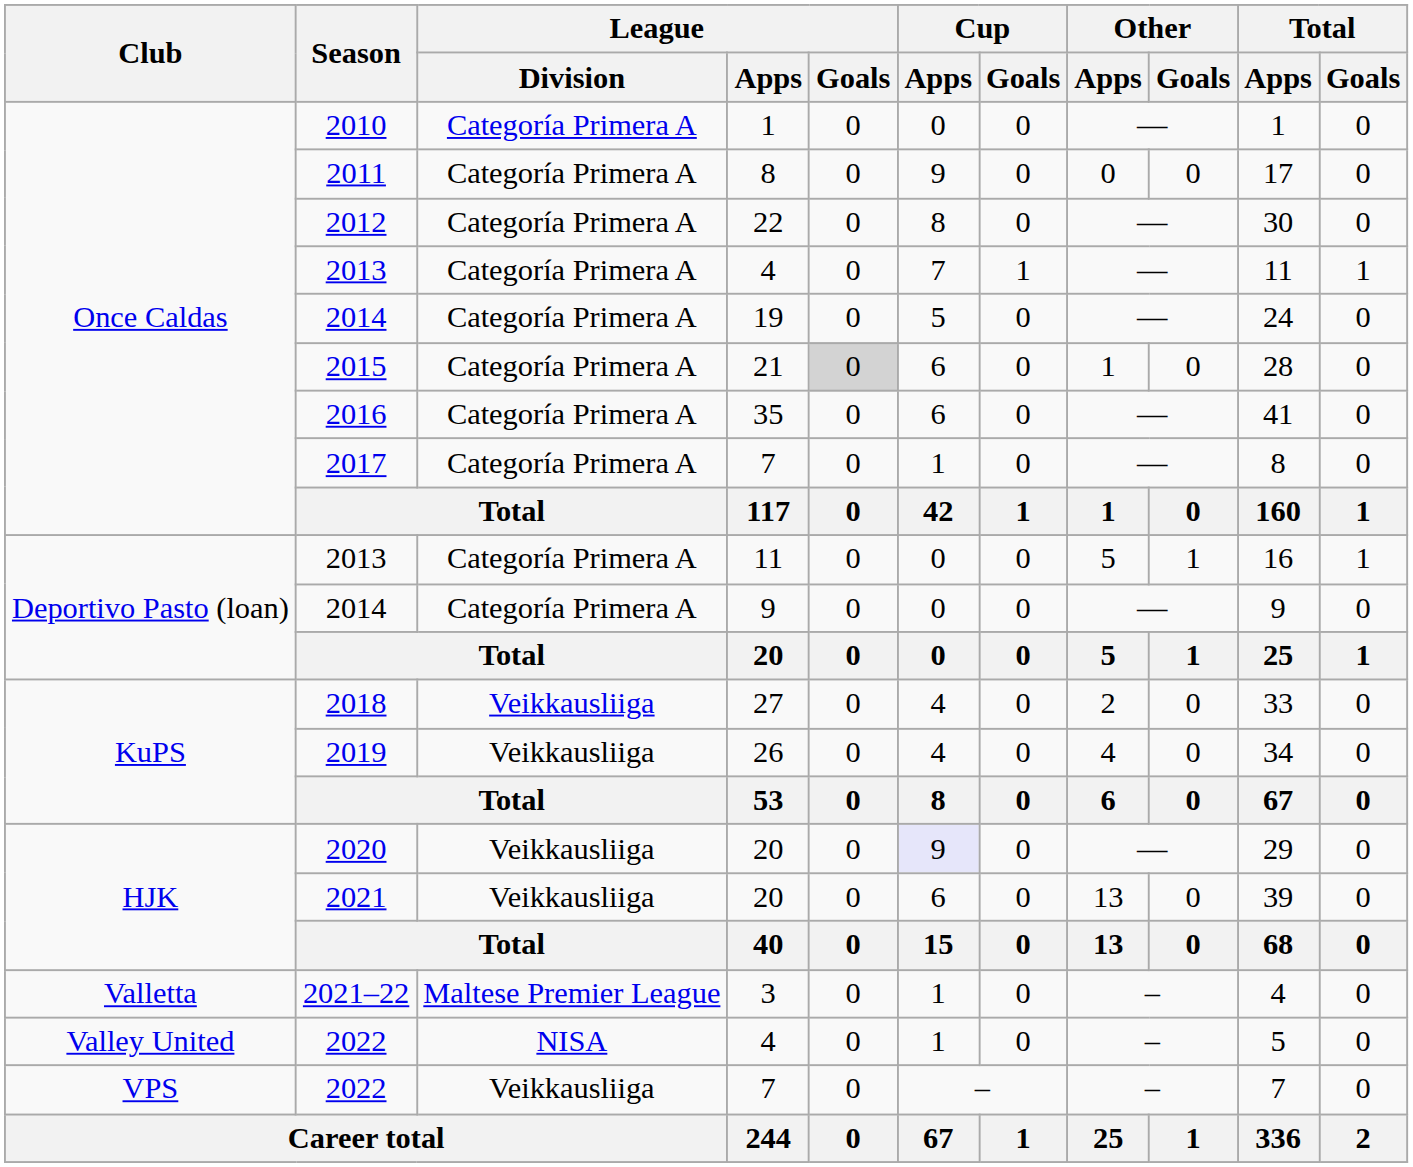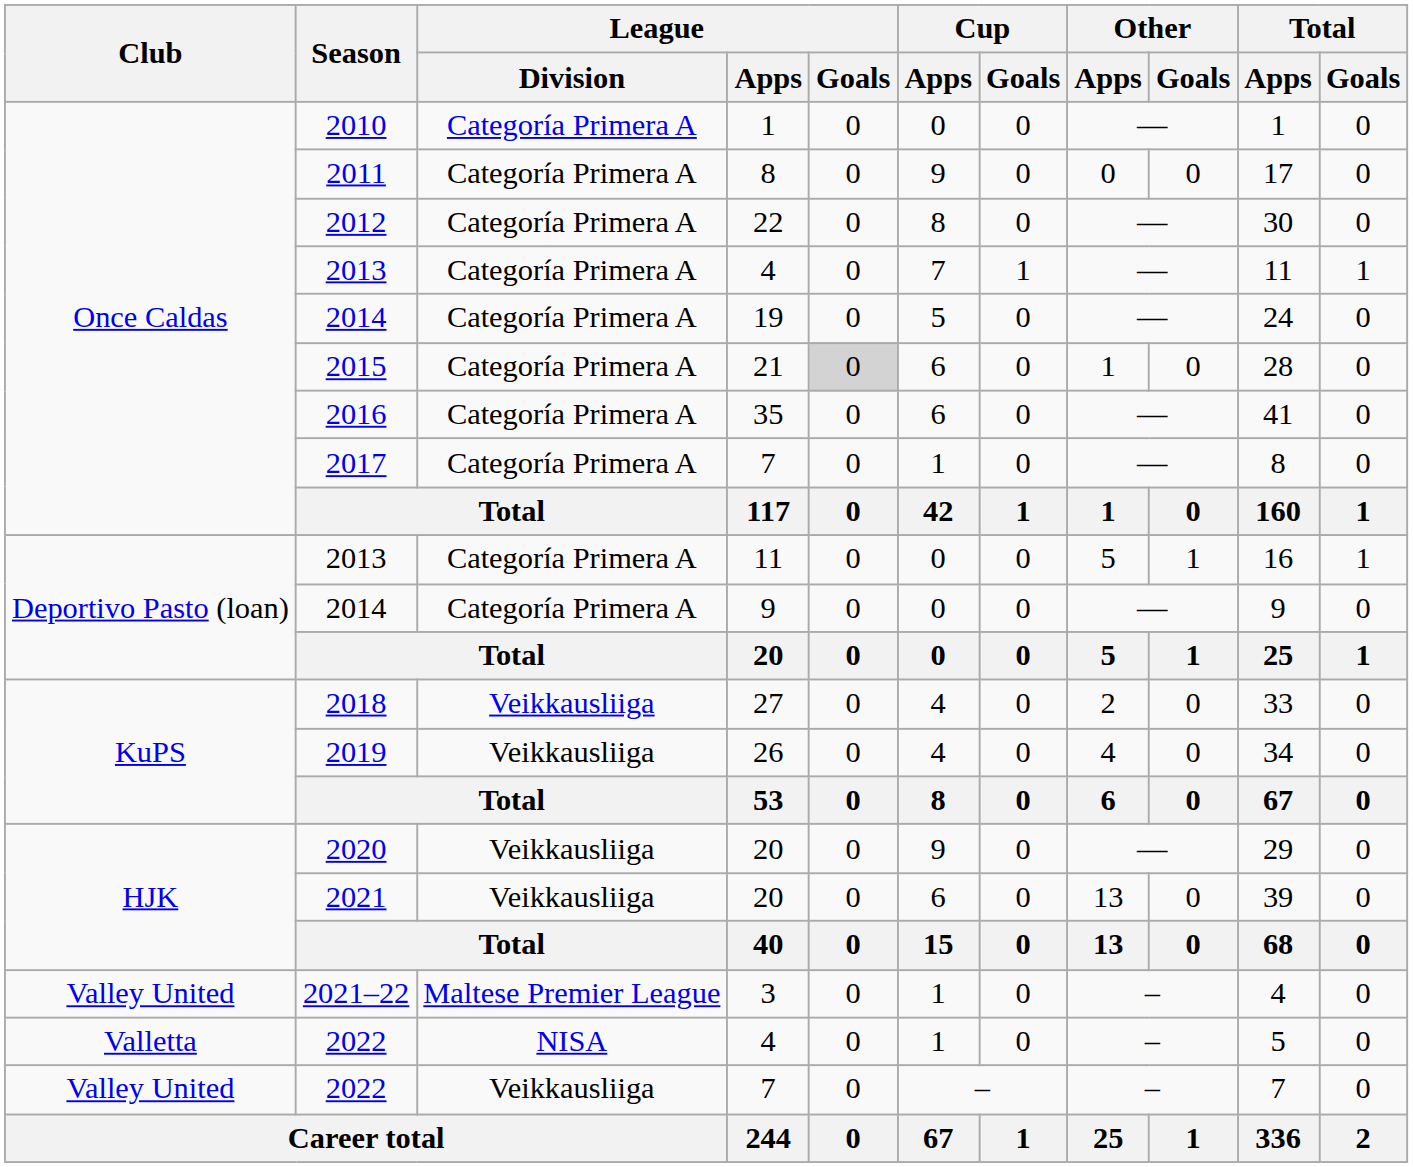(938, 848) lavender background -> (938, 848) no background
(150, 992) Valletta -> (150, 992) Valley United
(150, 1041) Valley United -> (150, 1041) Valletta
(150, 1089) VPS -> (150, 1089) Valley United
